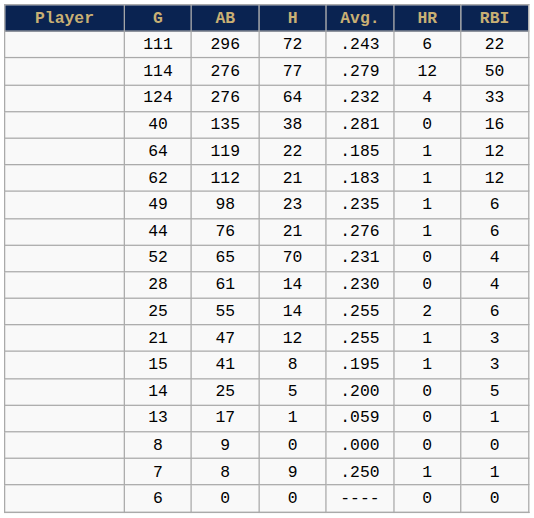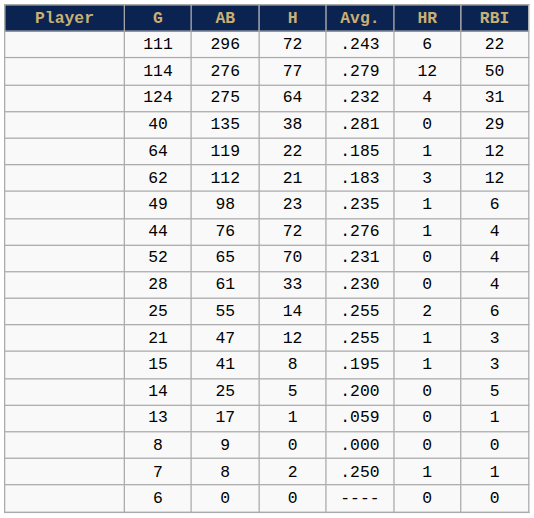(225, 98) 276 -> (225, 98) 275
(495, 98) 33 -> (495, 98) 31
(495, 125) 16 -> (495, 125) 29
(427, 178) 1 -> (427, 178) 3
(293, 232) 21 -> (293, 232) 72
(495, 232) 6 -> (495, 232) 4
(293, 285) 14 -> (293, 285) 33
(293, 472) 9 -> (293, 472) 2
